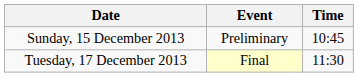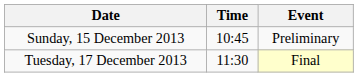columns swapped: (328, 15) <-> (255, 15)
